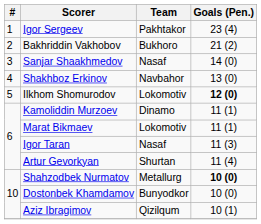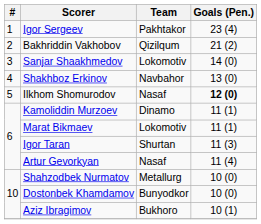(158, 45) Bukhoro -> (159, 45) Qizilqum
(152, 62) Nasaf -> (163, 62) Lokomotiv
(163, 95) Lokomotiv -> (152, 95) Nasaf
(152, 144) Nasaf -> (157, 144) Shurtan
(157, 161) Shurtan -> (152, 161) Nasaf
(224, 177) bold -> (224, 177) normal
(159, 210) Qizilqum -> (158, 210) Bukhoro
